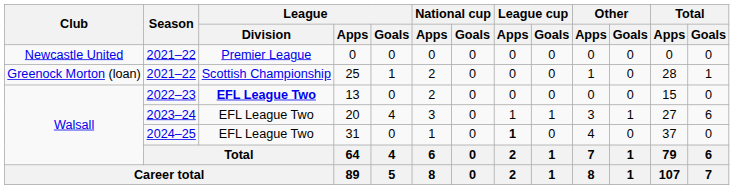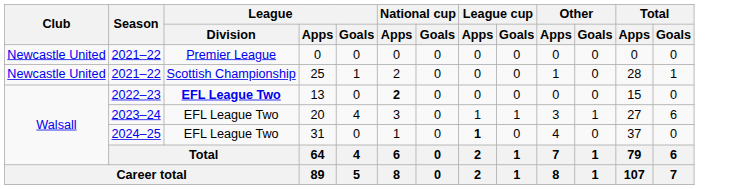(74, 74) Greenock Morton (loan) -> (56, 74) Newcastle United
(432, 94) normal -> (397, 94) bold
